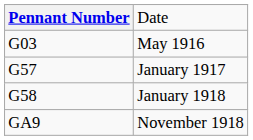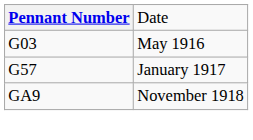- row: (181, 95)
